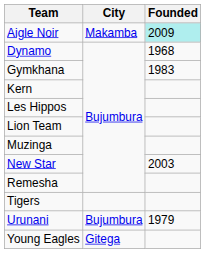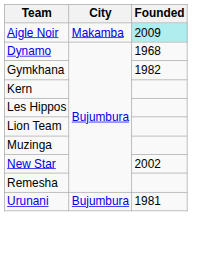(161, 70) 1983 -> (148, 70) 1982
(161, 164) 2003 -> (148, 164) 2002
- row: (23, 201)
(161, 220) 1979 -> (148, 201) 1981
- row: (43, 239)
